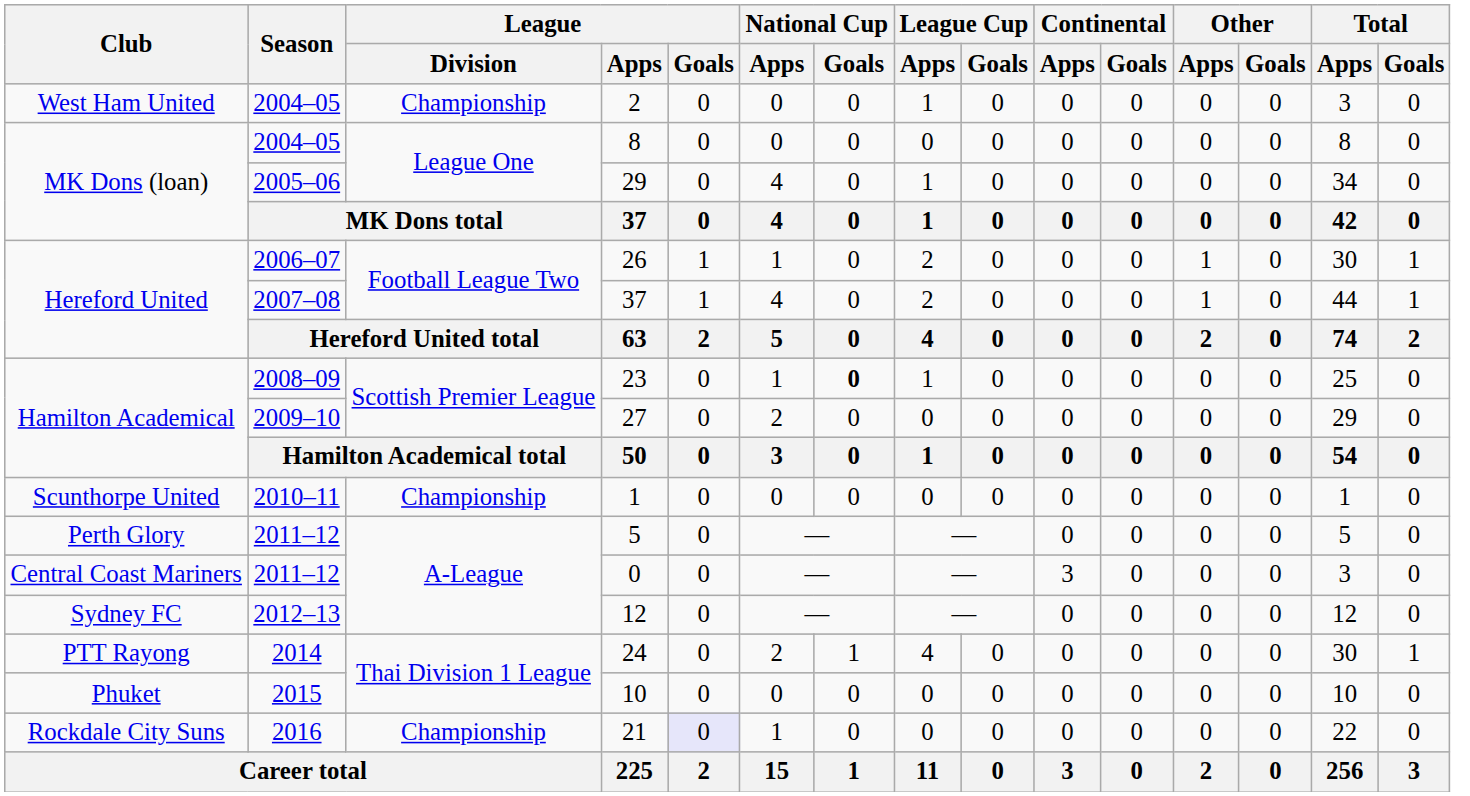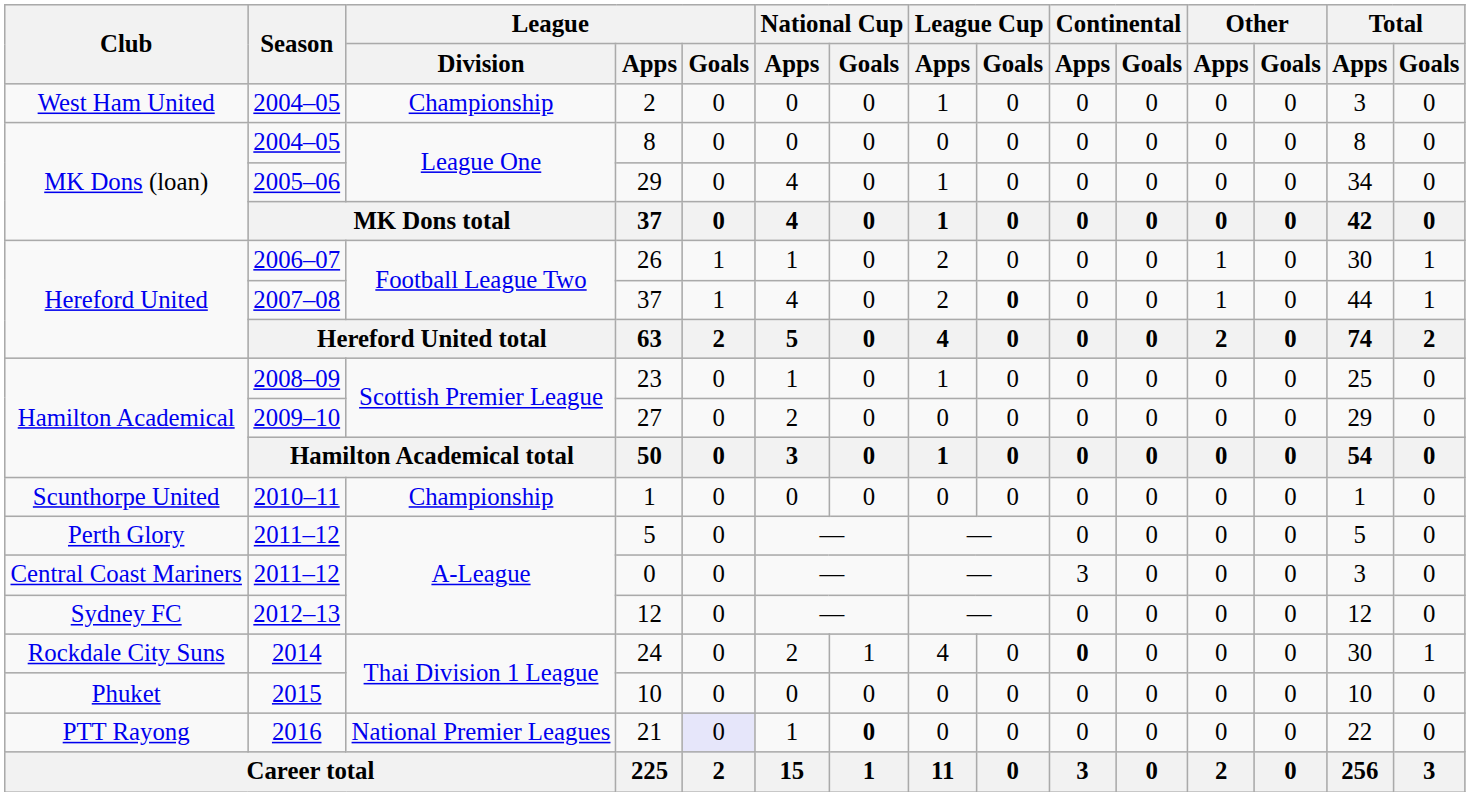(998, 299) normal -> (1013, 299) bold
(854, 378) bold -> (869, 378) normal
(126, 653) PTT Rayong -> (126, 653) Rockdale City Suns
(1067, 653) normal -> (1082, 653) bold
(126, 732) Rockdale City Suns -> (126, 732) PTT Rayong
(473, 732) Championship -> (481, 732) National Premier Leagues
(854, 732) normal -> (869, 732) bold
